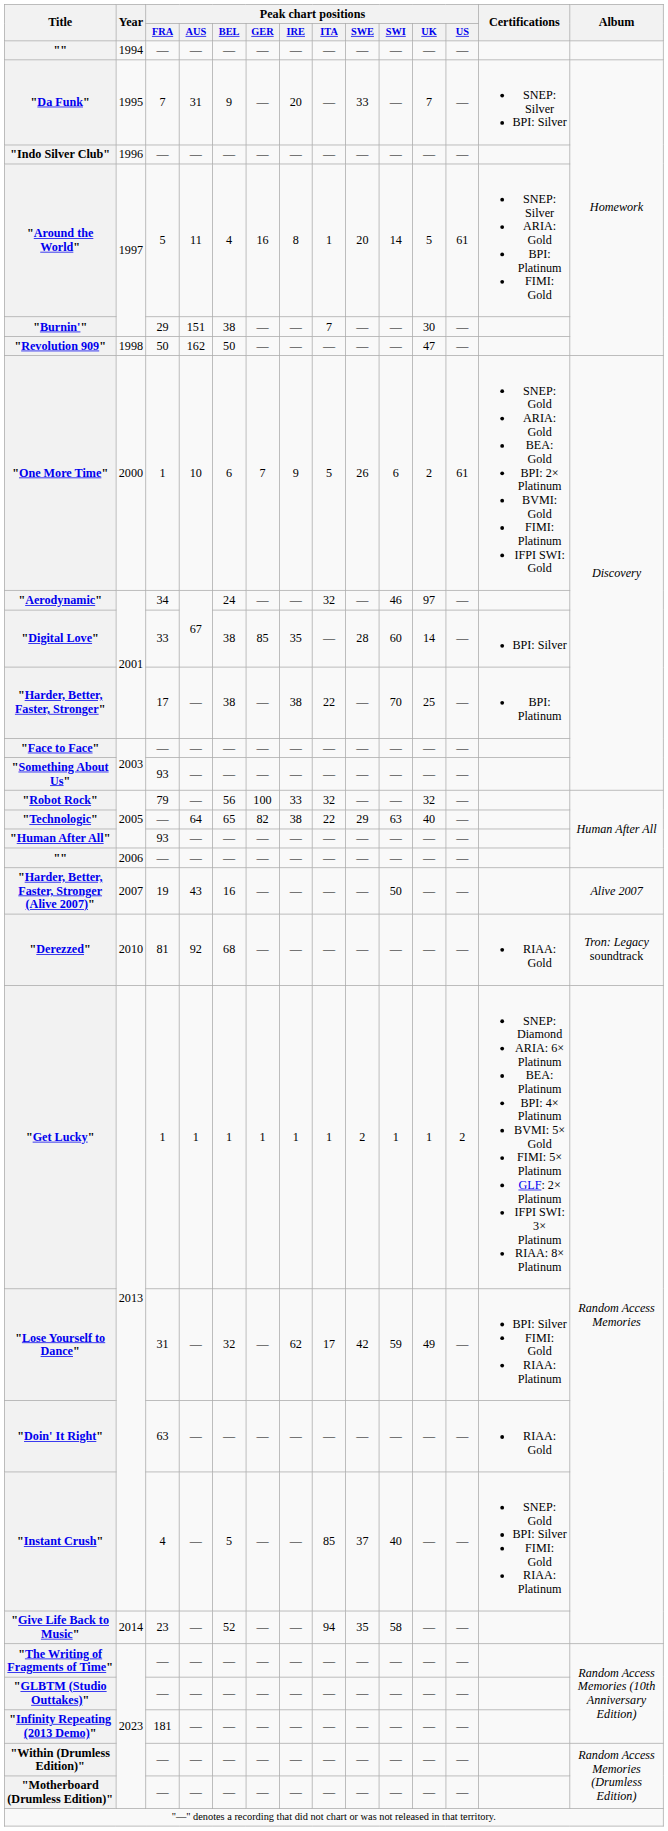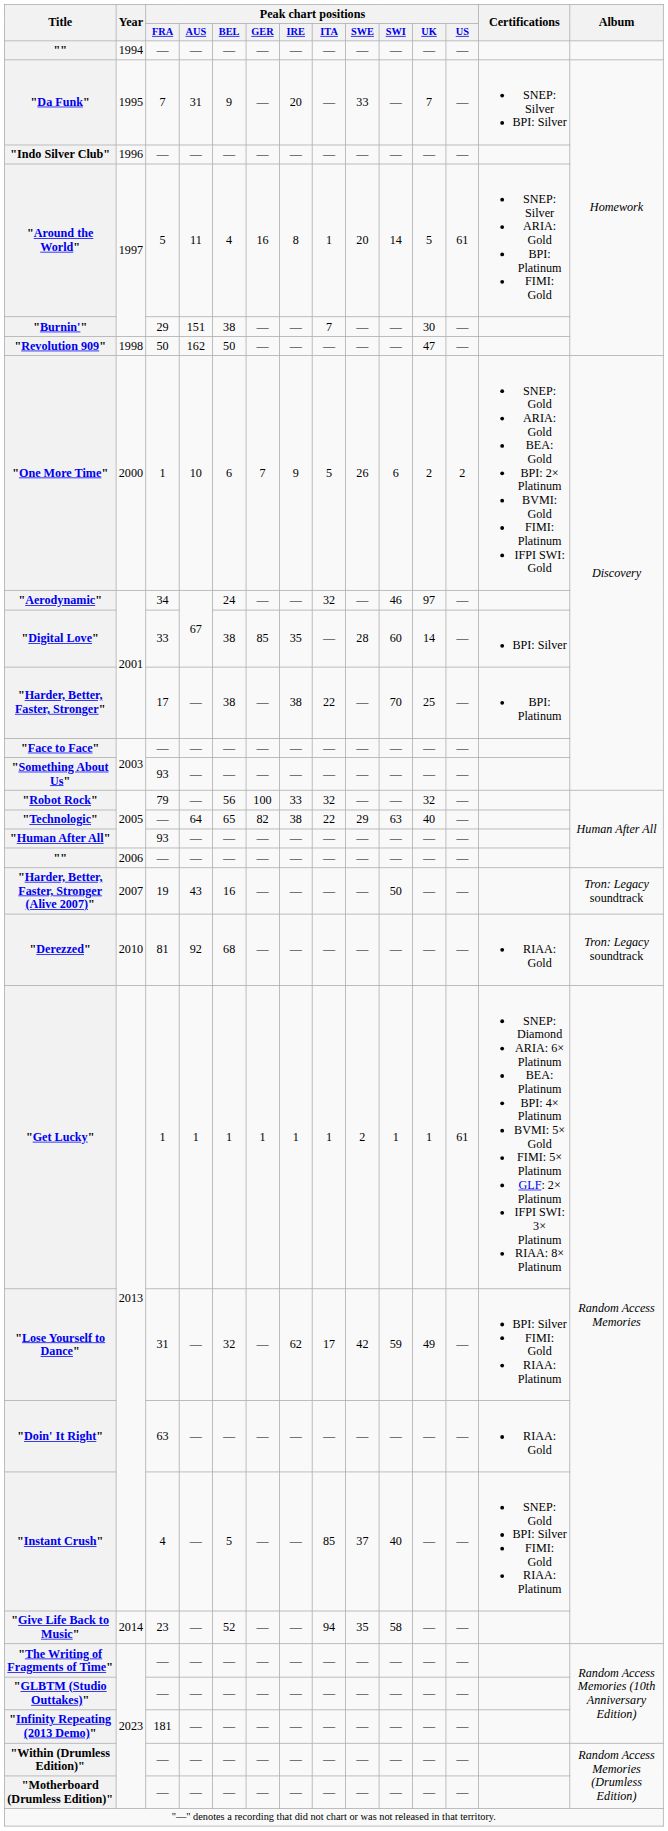(462, 473) 61 -> (462, 473) 2
(617, 891) Alive 2007 -> (617, 891) Tron: Legacy soundtrack
(462, 1137) 2 -> (462, 1137) 61
